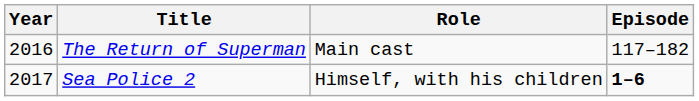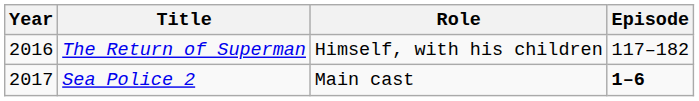(365, 50) Main cast -> (459, 50) Himself, with his children
(459, 80) Himself, with his children -> (365, 80) Main cast
